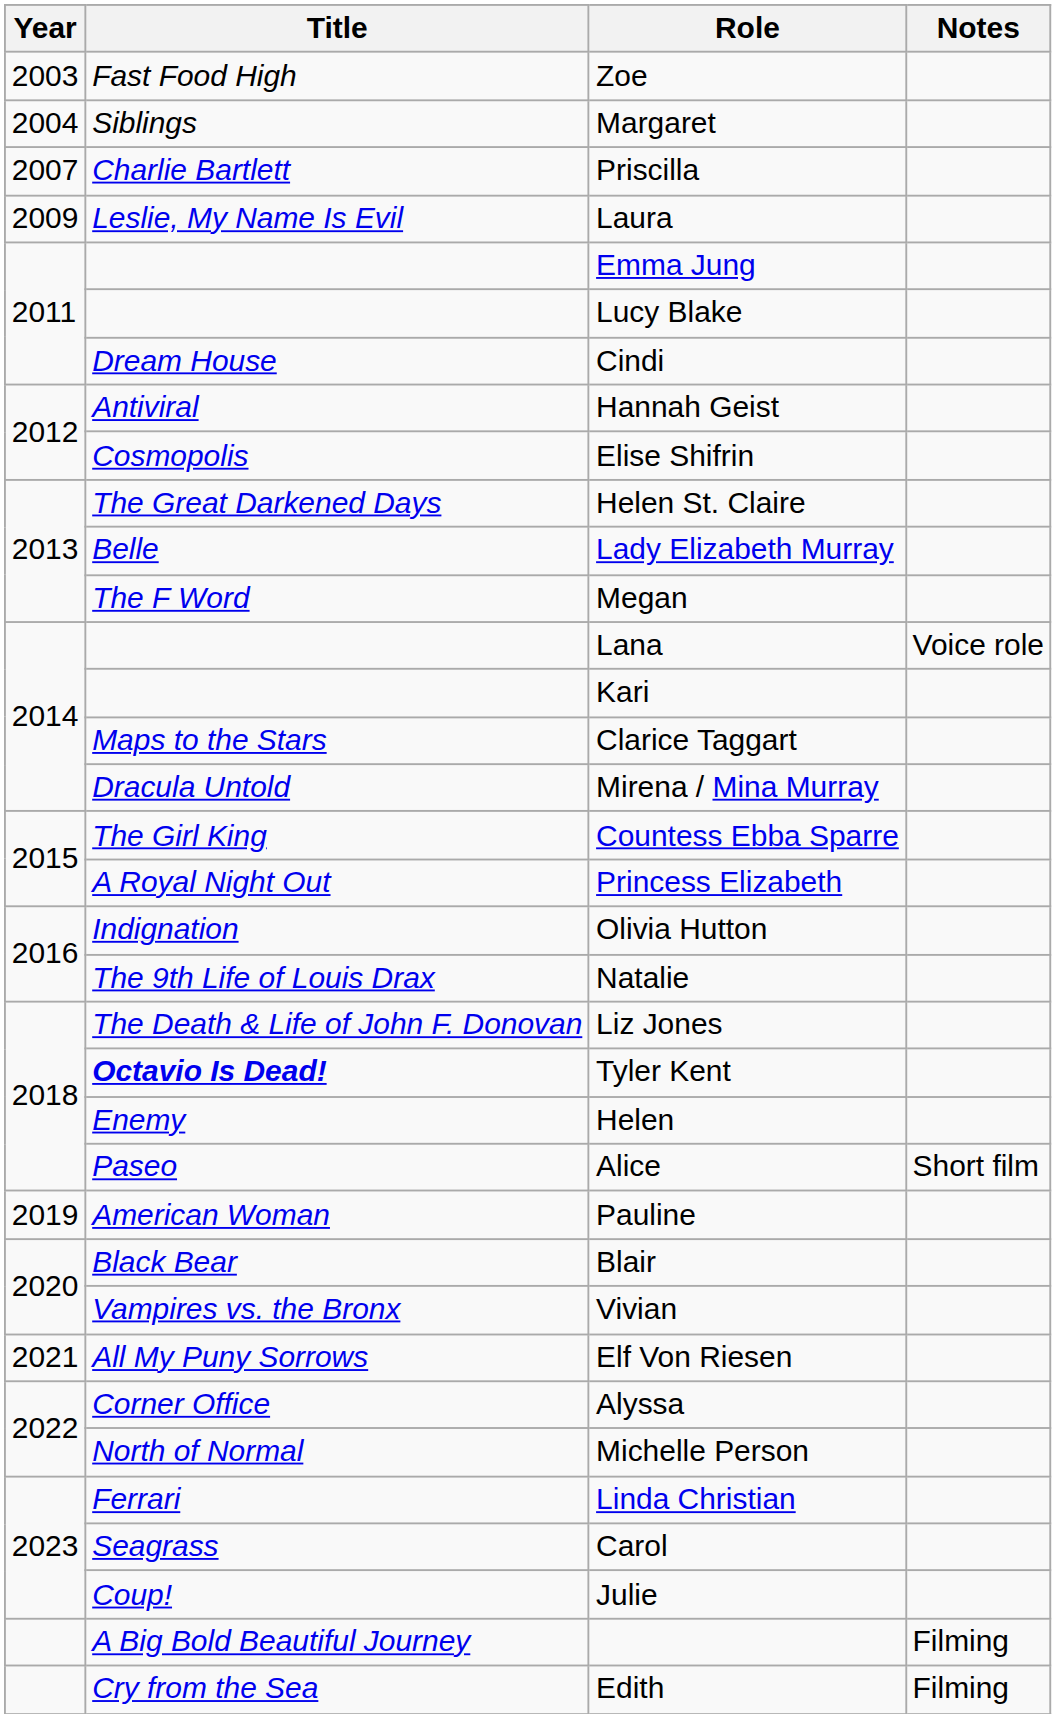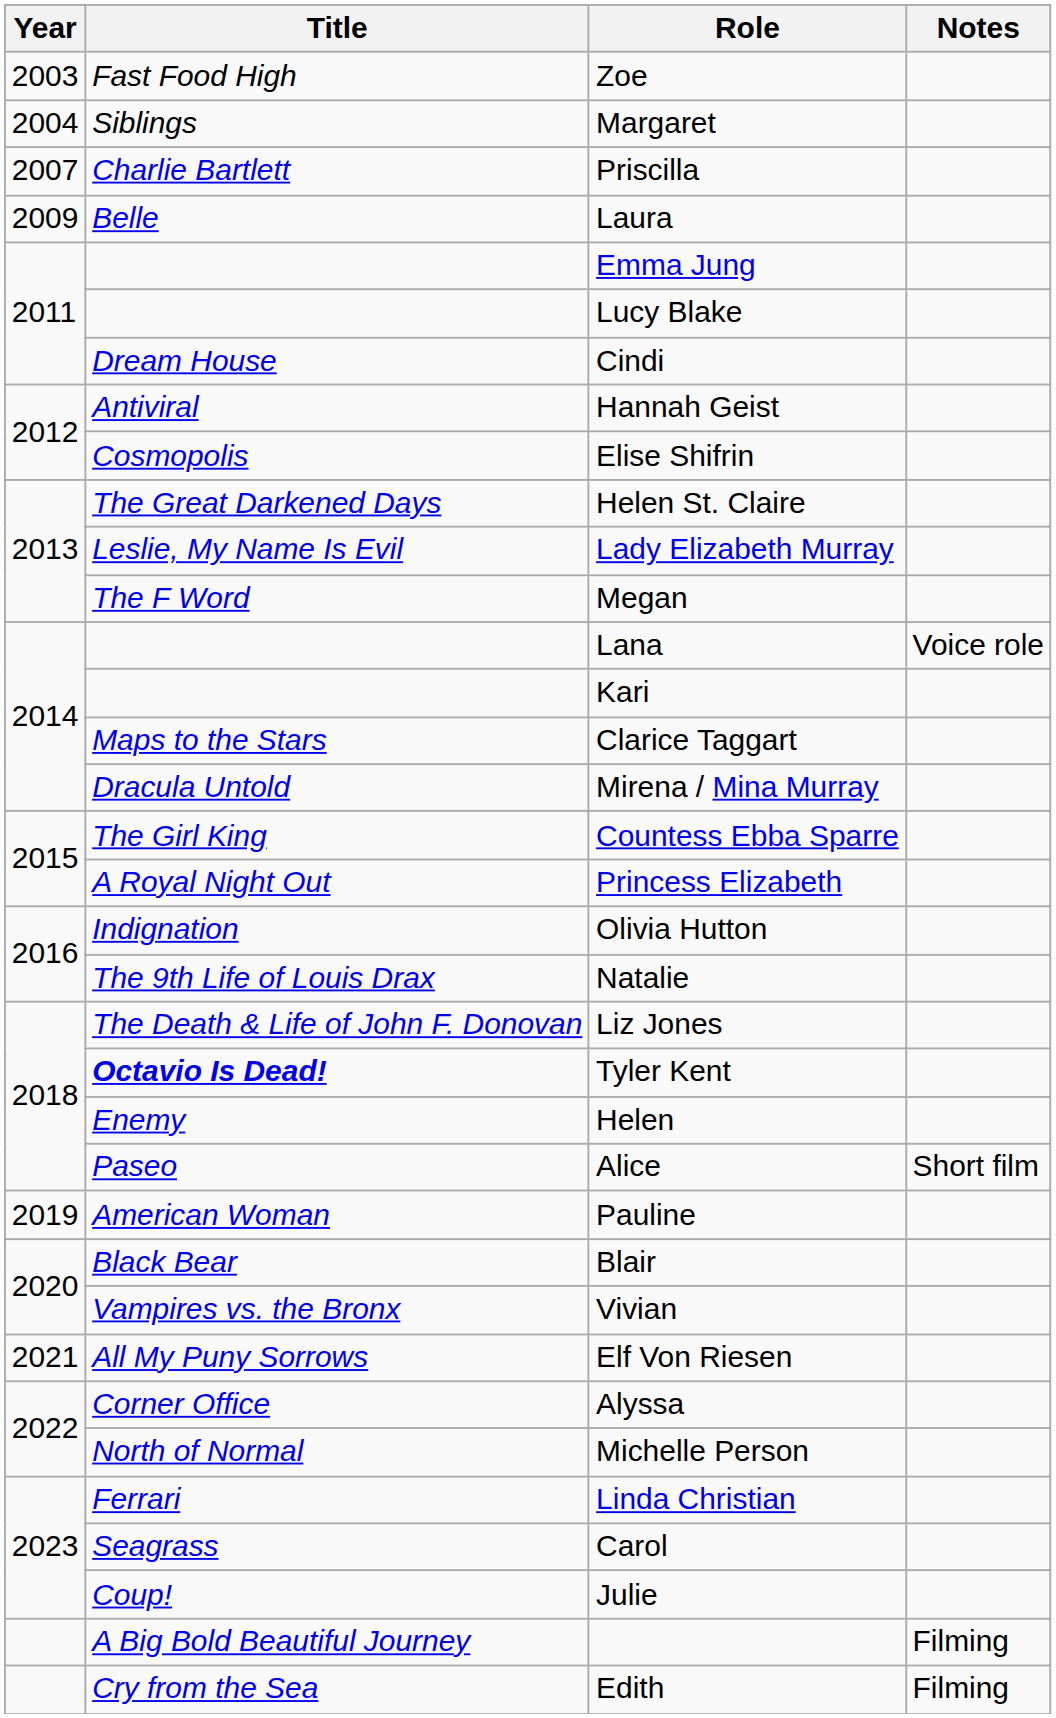(248, 218) Leslie, My Name Is Evil -> (125, 218) Belle
(125, 550) Belle -> (248, 550) Leslie, My Name Is Evil
